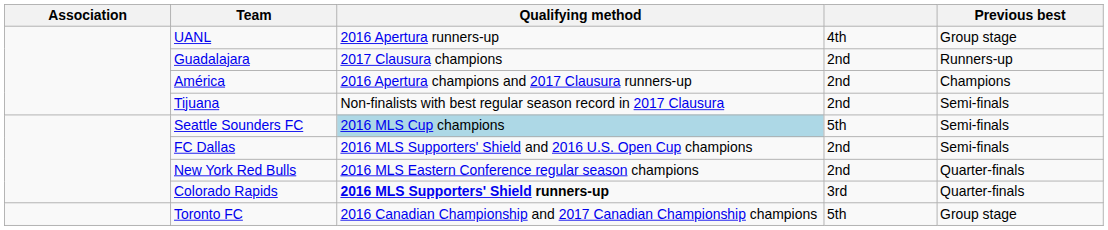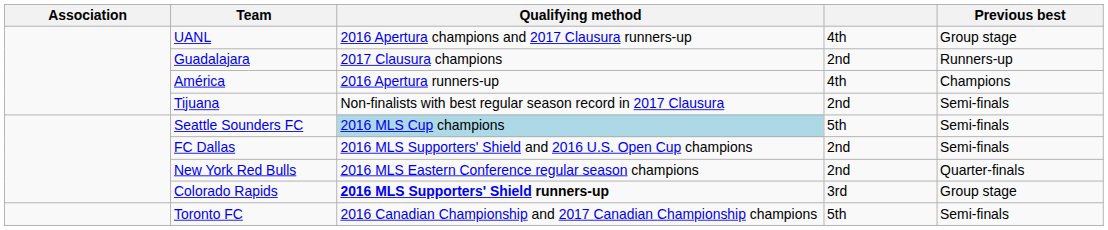(420, 37) 2016 Apertura runners-up -> (516, 37) 2016 Apertura champions and 2017 Clausura runners-up
(516, 81) 2016 Apertura champions and 2017 Clausura runners-up -> (420, 81) 2016 Apertura runners-up
(839, 81) 2nd -> (837, 81) 4th
(982, 192) Quarter-finals -> (978, 192) Group stage
(978, 214) Group stage -> (974, 214) Semi-finals
